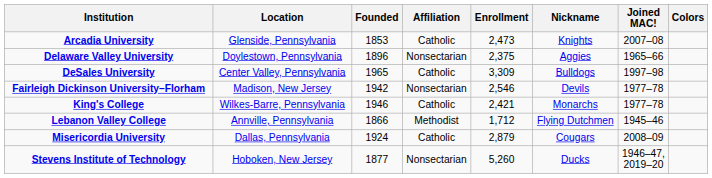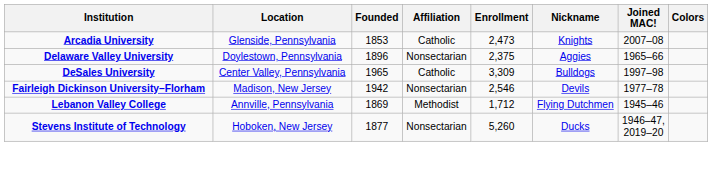- row: (109, 105)
(377, 121) 1866 -> (377, 105) 1869
- row: (109, 137)
